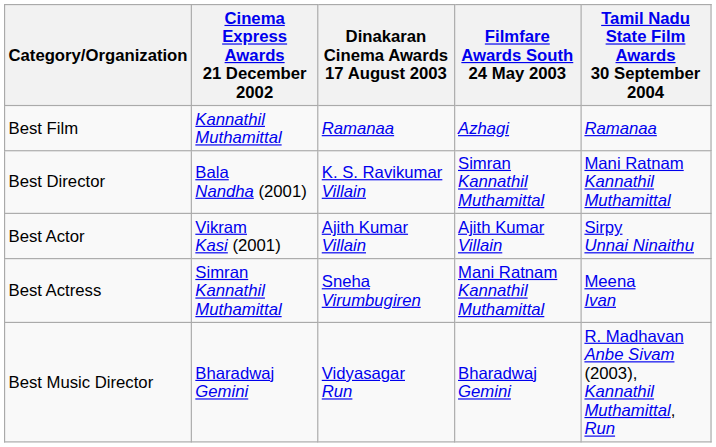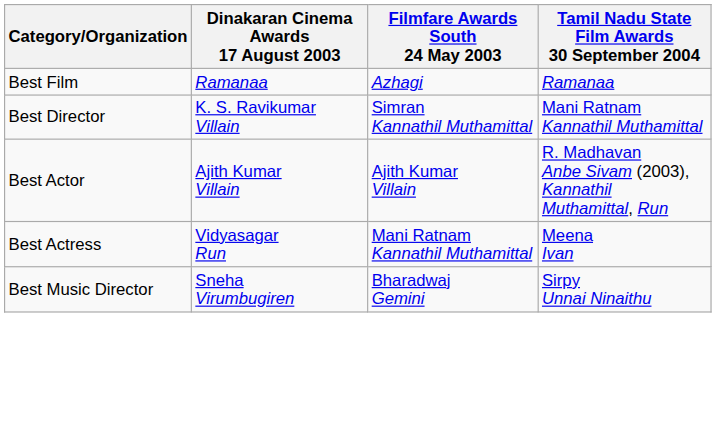- column: (255, 55)
(639, 237) Sirpy Unnai Ninaithu -> (616, 181) R. Madhavan Anbe Sivam (2003), Kannathil Muthamittal, Run
(371, 291) Sneha Virumbugiren -> (237, 244) Vidyasagar Run
(363, 382) Vidyasagar Run -> (245, 289) Sneha Virumbugiren
(634, 382) R. Madhavan Anbe Sivam (2003), Kannathil Muthamittal, Run -> (597, 289) Sirpy Unnai Ninaithu
